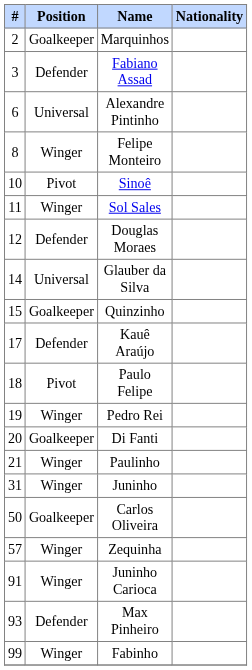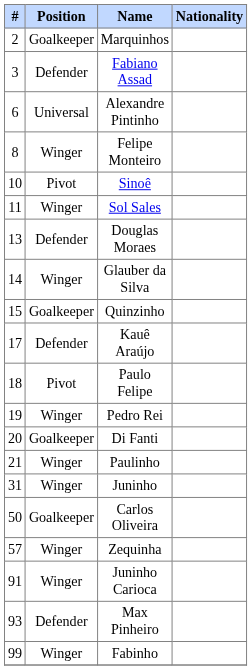(15, 239) 12 -> (15, 239) 13
(61, 279) Universal -> (61, 279) Winger
